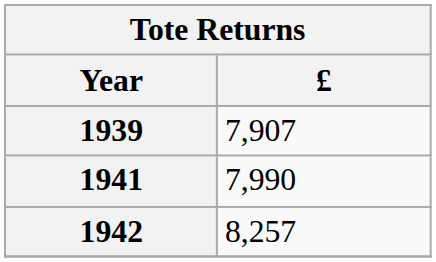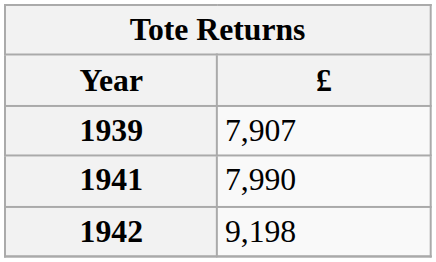(261, 230) 8,257 -> (261, 230) 9,198
